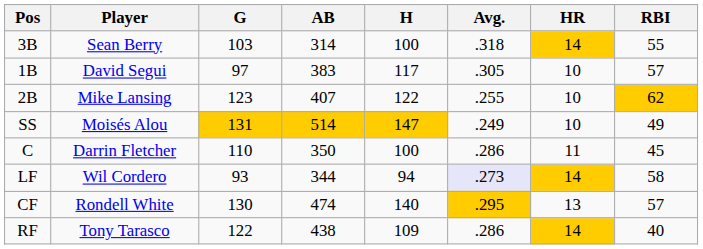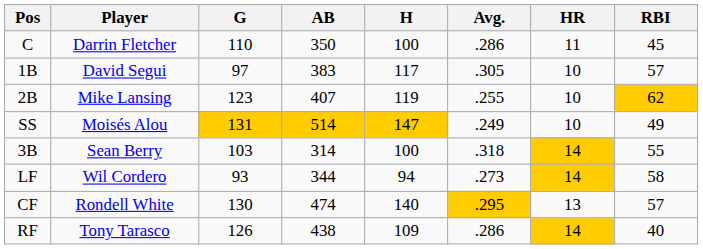rows swapped: (28, 151) <-> (28, 44)
(406, 97) 122 -> (406, 97) 119
(489, 177) lavender background -> (489, 177) no background
(240, 230) 122 -> (240, 230) 126
